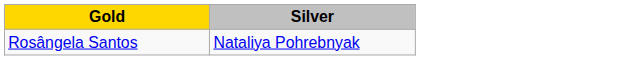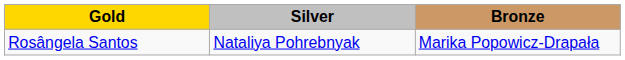+ column: (518, 17)
